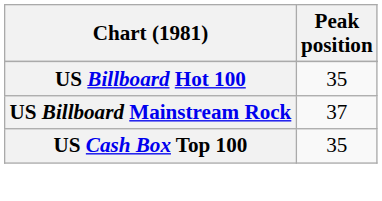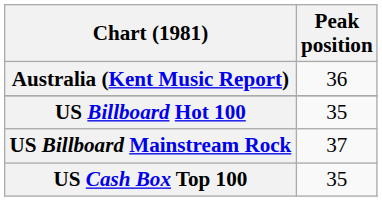+ row: (150, 78)
